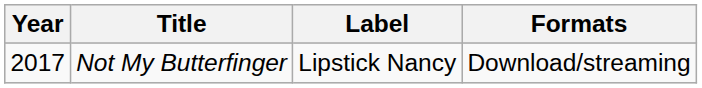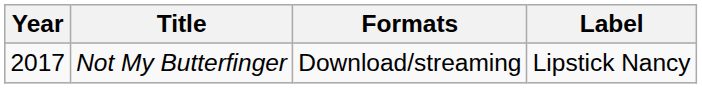columns swapped: (377, 23) <-> (579, 23)
